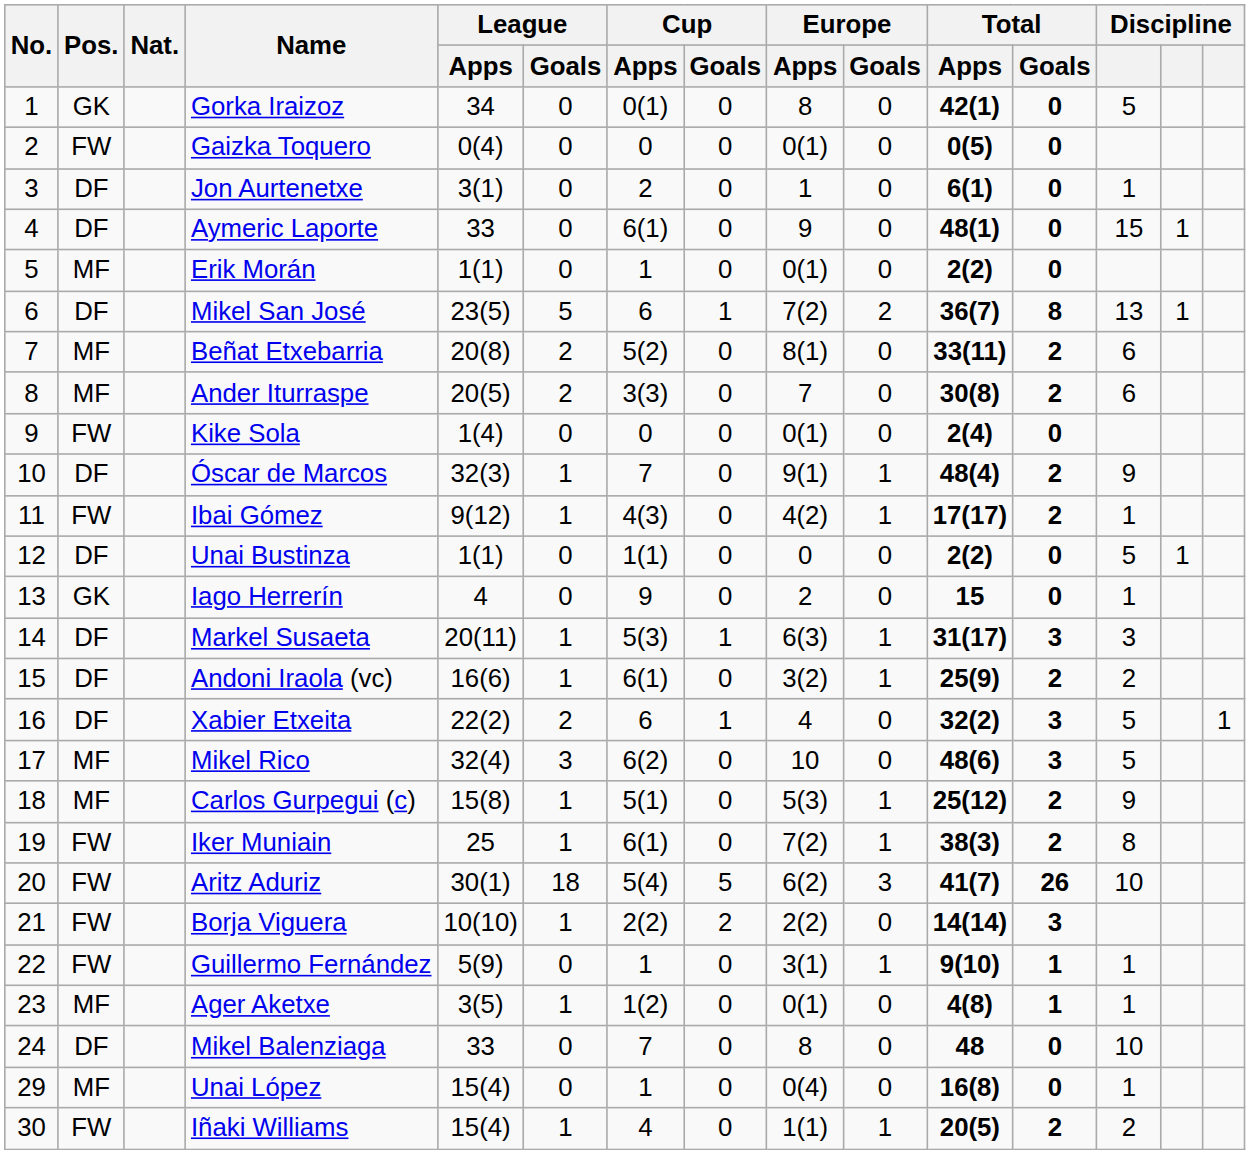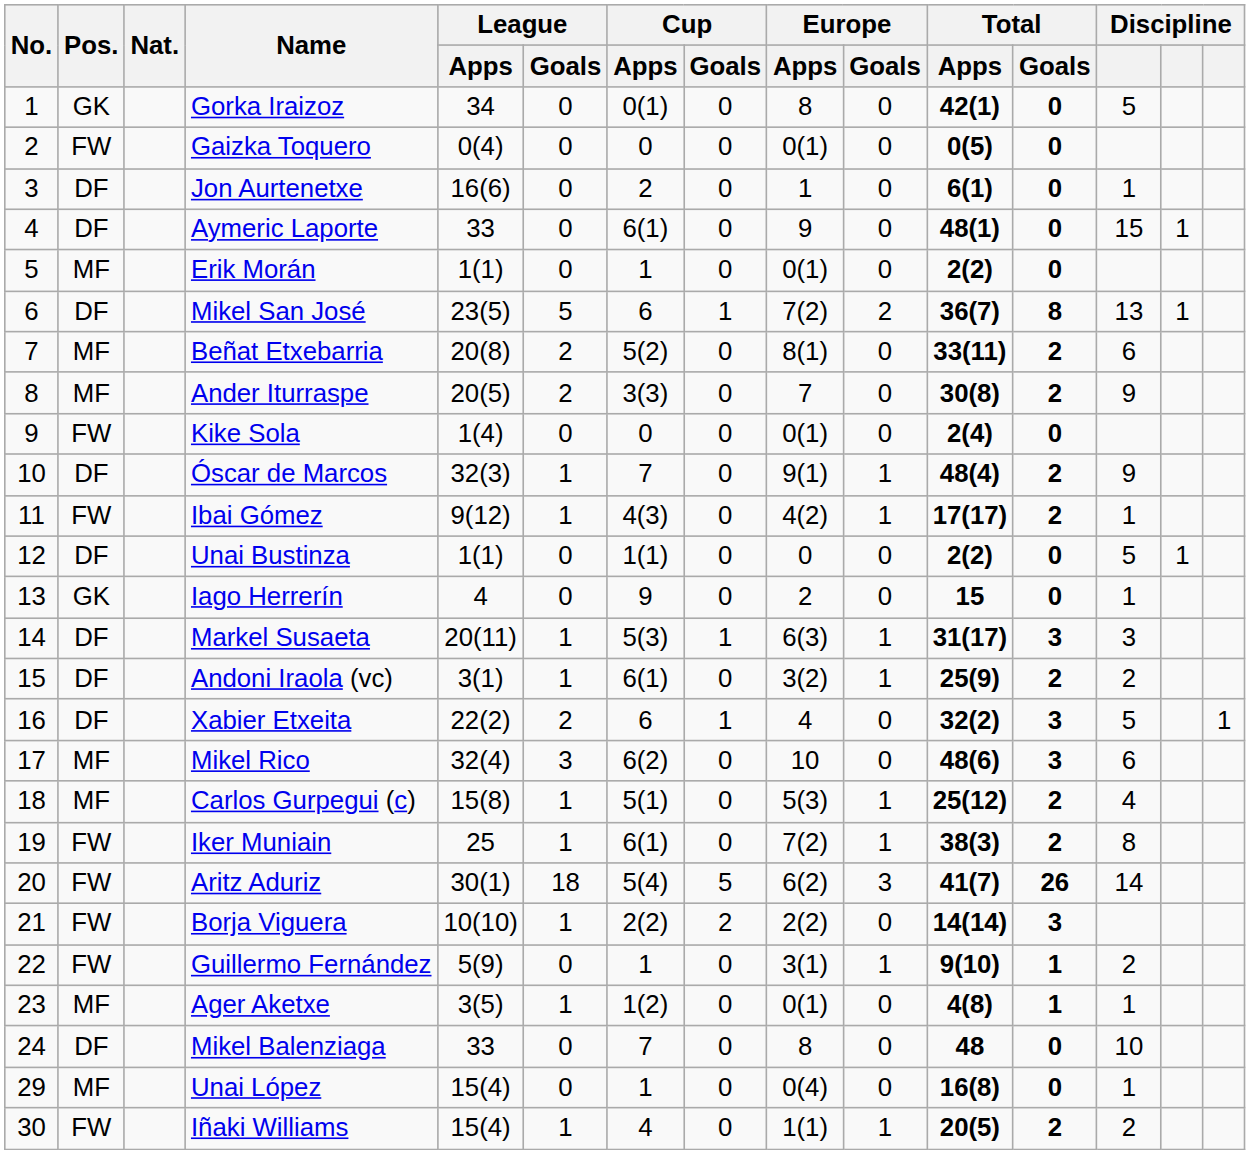(481, 188) 3(1) -> (481, 188) 16(6)
(1129, 392) 6 -> (1129, 392) 9
(481, 678) 16(6) -> (481, 678) 3(1)
(1129, 760) 5 -> (1129, 760) 6
(1129, 801) 9 -> (1129, 801) 4
(1129, 882) 10 -> (1129, 882) 14
(1129, 964) 1 -> (1129, 964) 2
